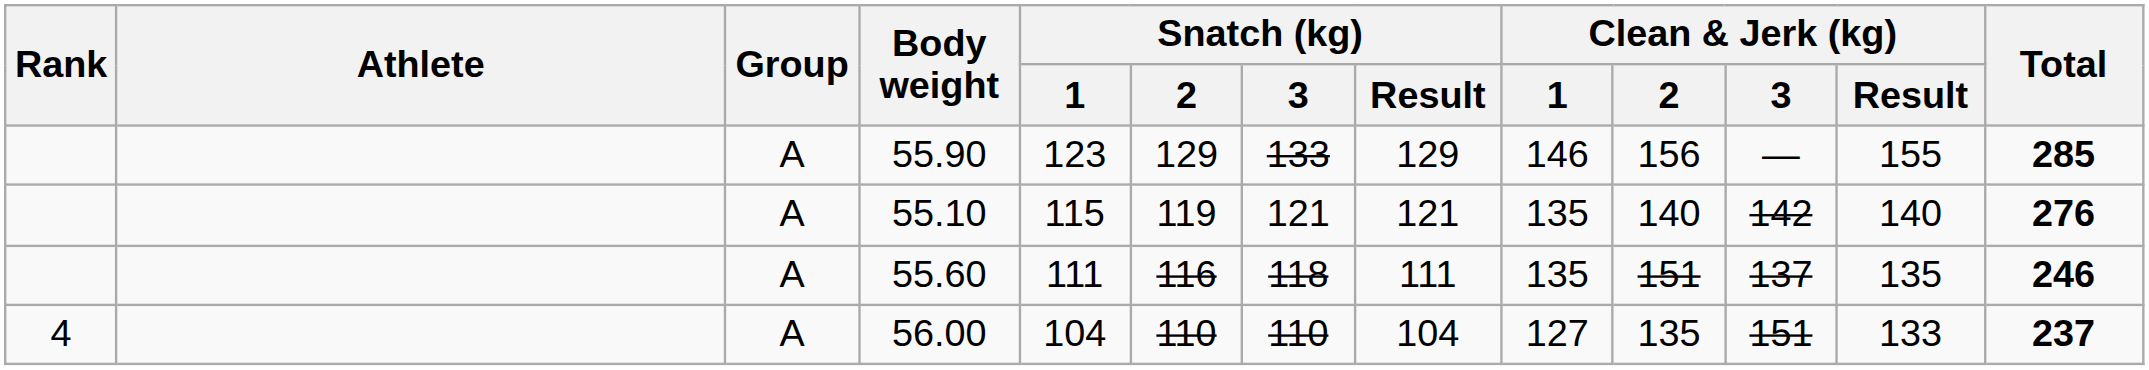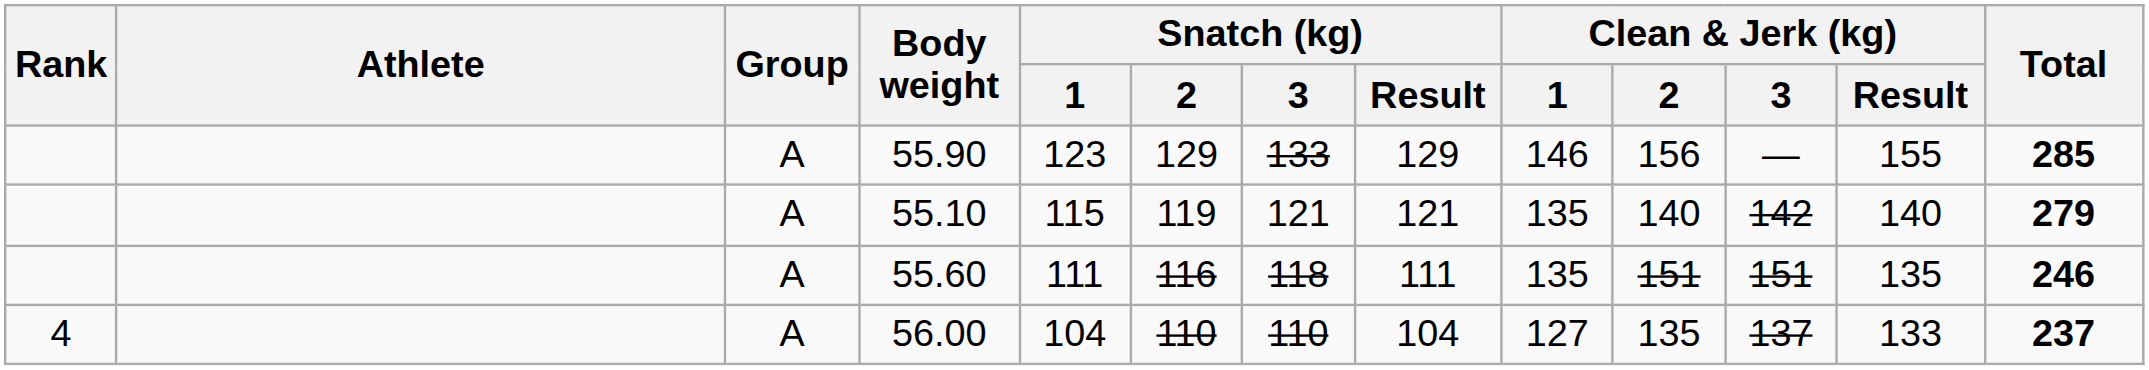(2064, 214) 276 -> (2064, 214) 279
(1781, 273) 137 -> (1781, 273) 151
(1781, 333) 151 -> (1781, 333) 137
